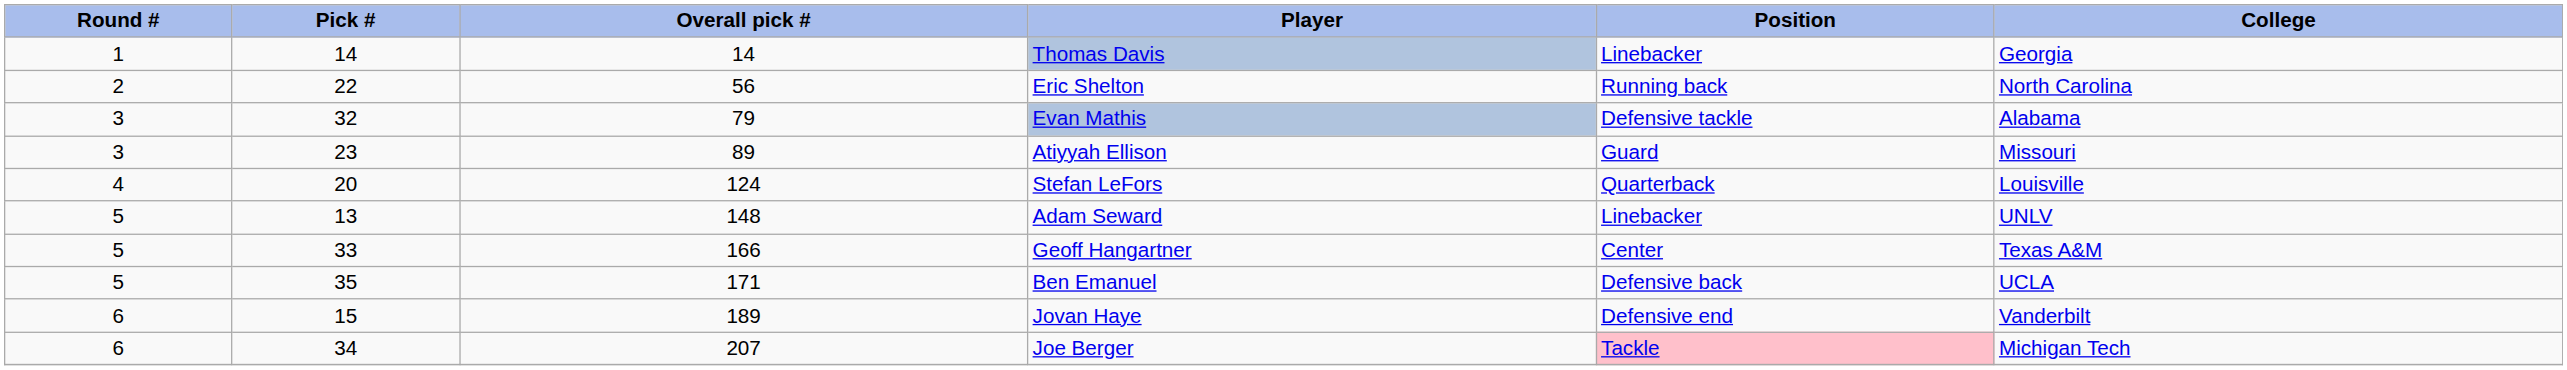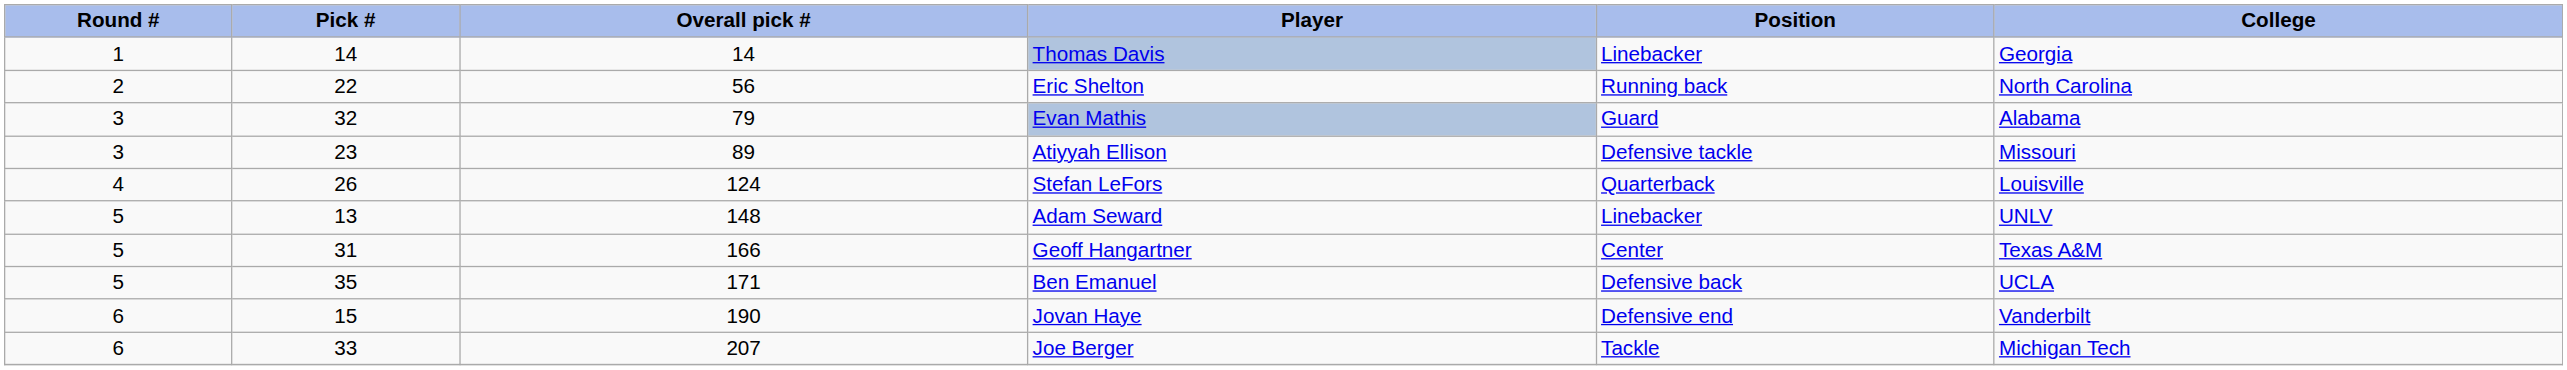(1677, 119) Defensive tackle -> (1630, 119) Guard
(1630, 151) Guard -> (1677, 151) Defensive tackle
(346, 184) 20 -> (346, 184) 26
(346, 250) 33 -> (346, 250) 31
(744, 315) 189 -> (744, 315) 190
(346, 348) 34 -> (346, 348) 33
(1630, 348) pink background -> (1630, 348) no background
